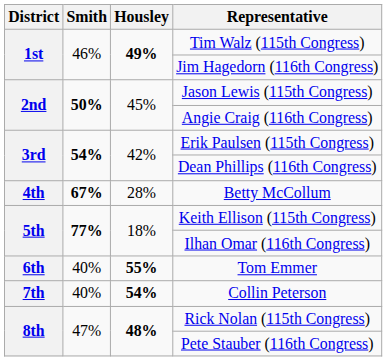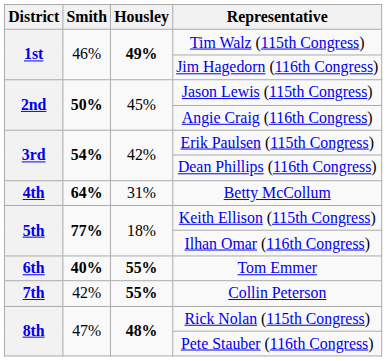(87, 192) 67% -> (87, 192) 64%
(142, 192) 28% -> (142, 192) 31%
(87, 268) normal -> (87, 268) bold
(87, 293) 40% -> (87, 293) 42%
(142, 293) 54% -> (142, 293) 55%
